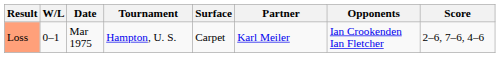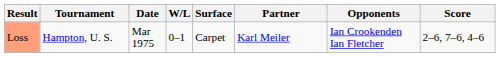columns swapped: (53, 13) <-> (148, 13)
